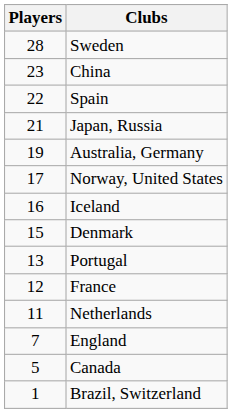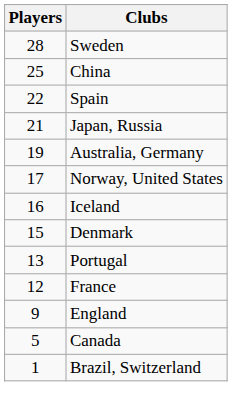(35, 71) 23 -> (35, 71) 25
- row: (111, 313)
(35, 340) 7 -> (35, 313) 9
